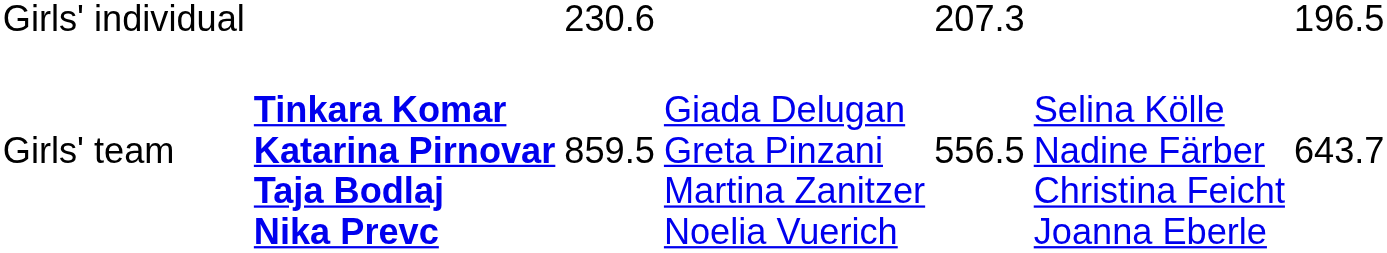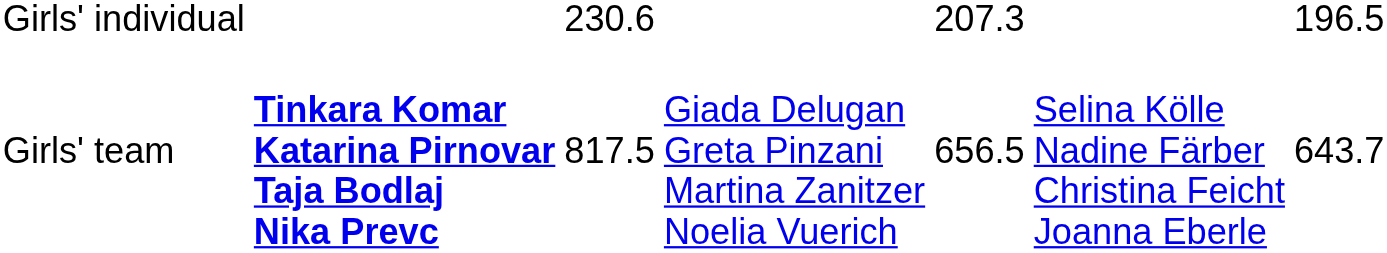(610, 150) 859.5 -> (610, 150) 817.5
(979, 150) 556.5 -> (979, 150) 656.5
